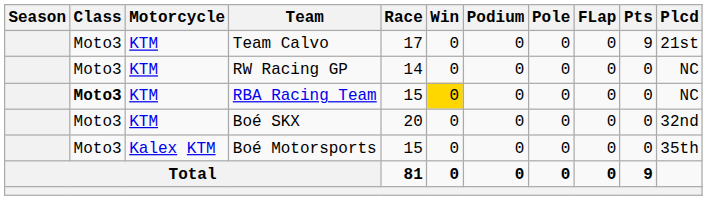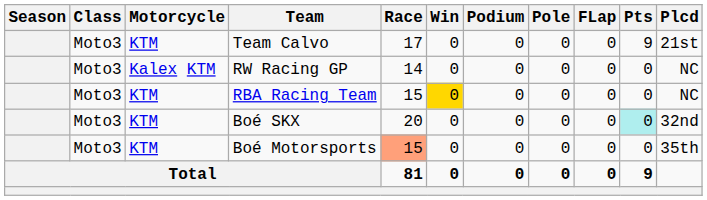(144, 70) KTM -> (172, 70) Kalex KTM
(98, 96) bold -> (98, 96) normal
(648, 122) no background -> (648, 122) paleturquoise background
(172, 148) Kalex KTM -> (144, 148) KTM
(413, 148) no background -> (413, 148) lightsalmon background
